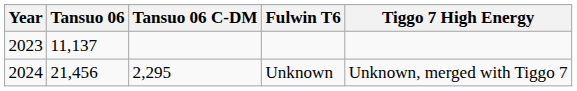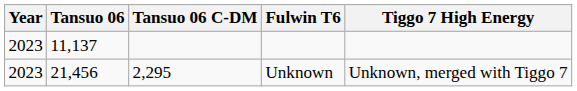(26, 72) 2024 -> (26, 72) 2023
